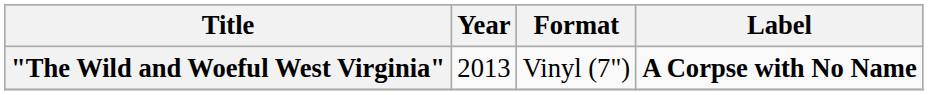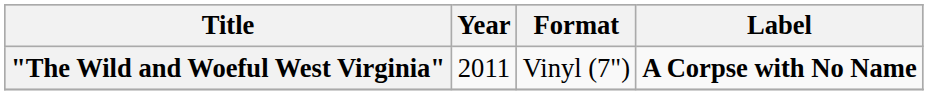(484, 67) 2013 -> (484, 67) 2011
